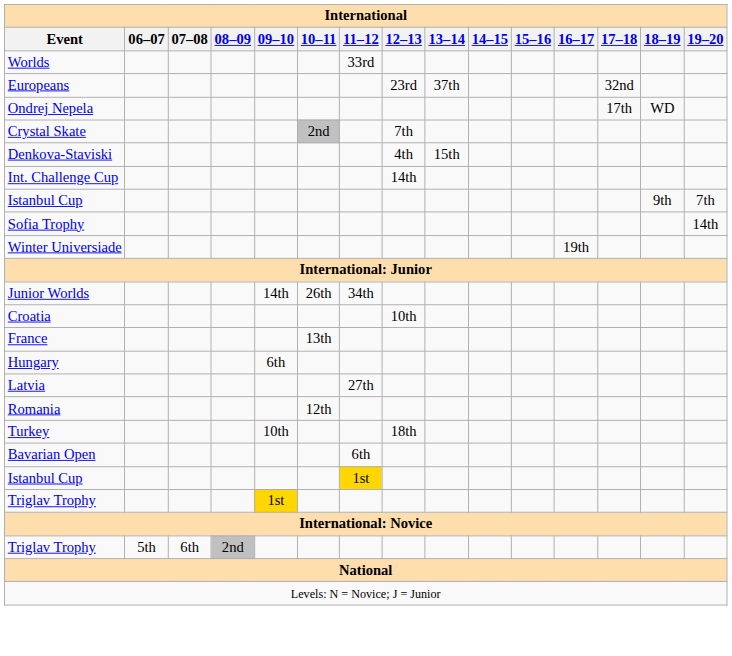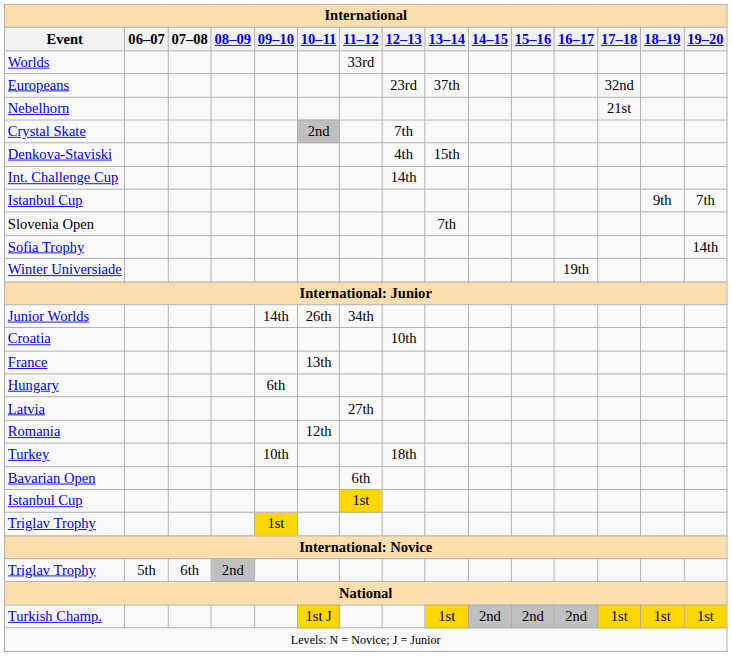+ row: (39, 108)
- row: (50, 108)
+ row: (51, 223)
+ row: (55, 616)
